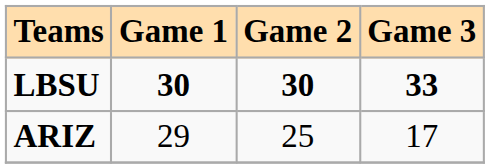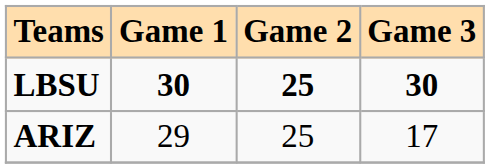(298, 83) 30 -> (298, 83) 25
(422, 83) 33 -> (422, 83) 30
